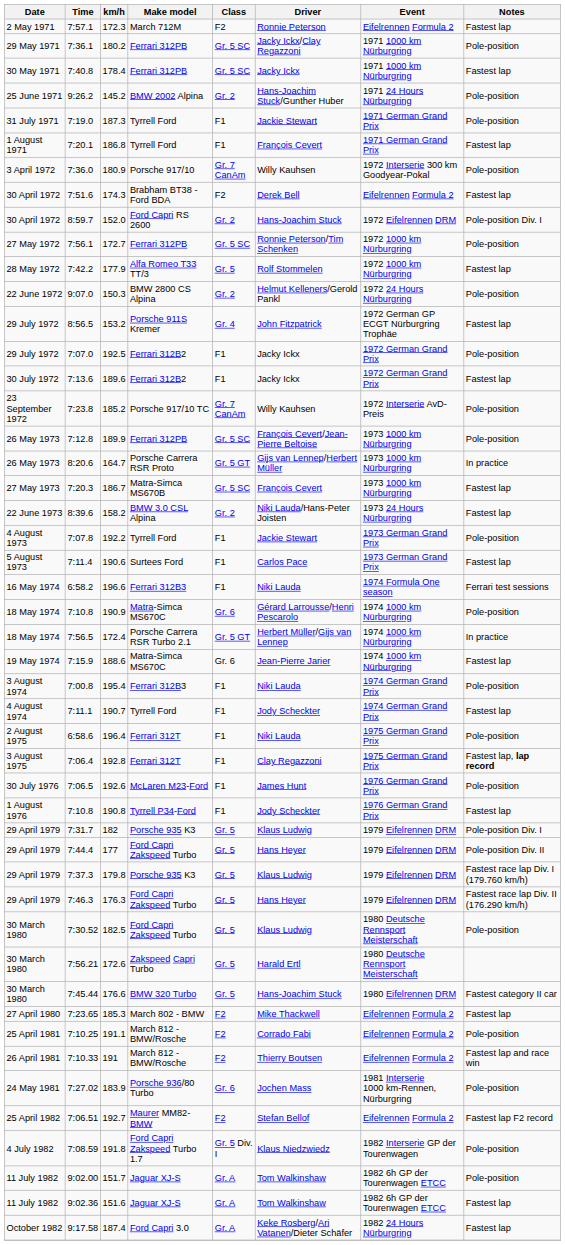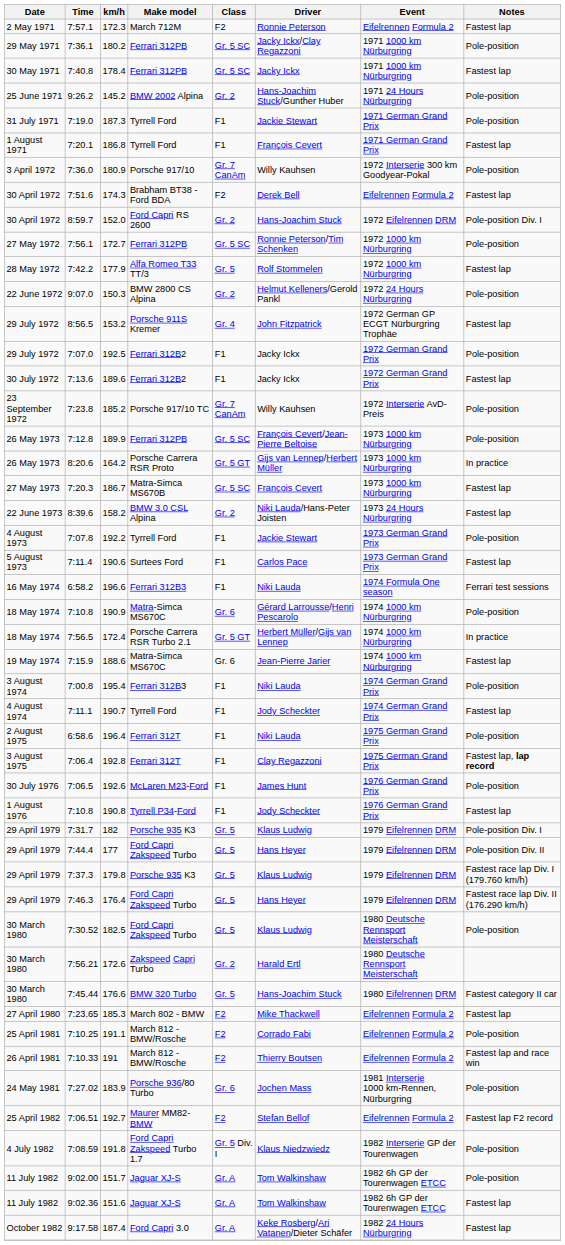(114, 464) 164.7 -> (114, 464) 164.2
(114, 900) 176.3 -> (114, 900) 176.4
(225, 965) Gr. 5 -> (225, 965) Gr. 2
